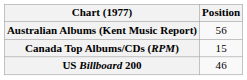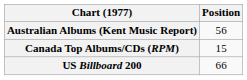(221, 65) 46 -> (221, 65) 66
